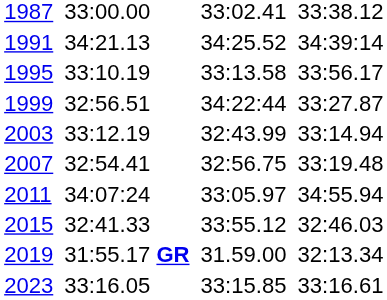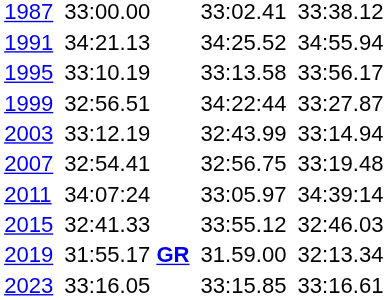(341, 42) 34:39:14 -> (341, 42) 34:55.94
(341, 194) 34:55.94 -> (341, 194) 34:39:14
